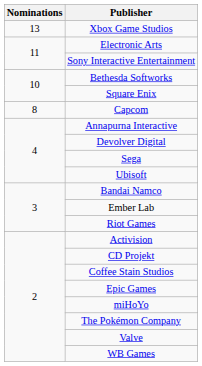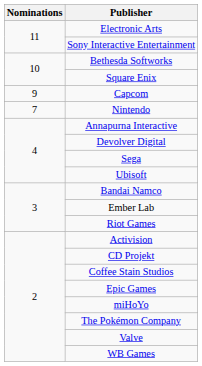- row: (131, 28)
(35, 110) 8 -> (35, 93) 9
+ row: (131, 110)
